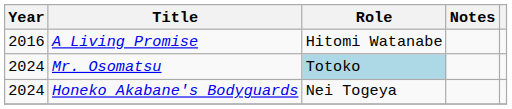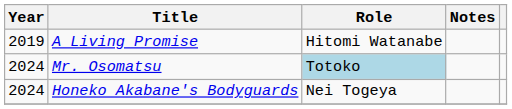(26, 42) 2016 -> (26, 42) 2019
